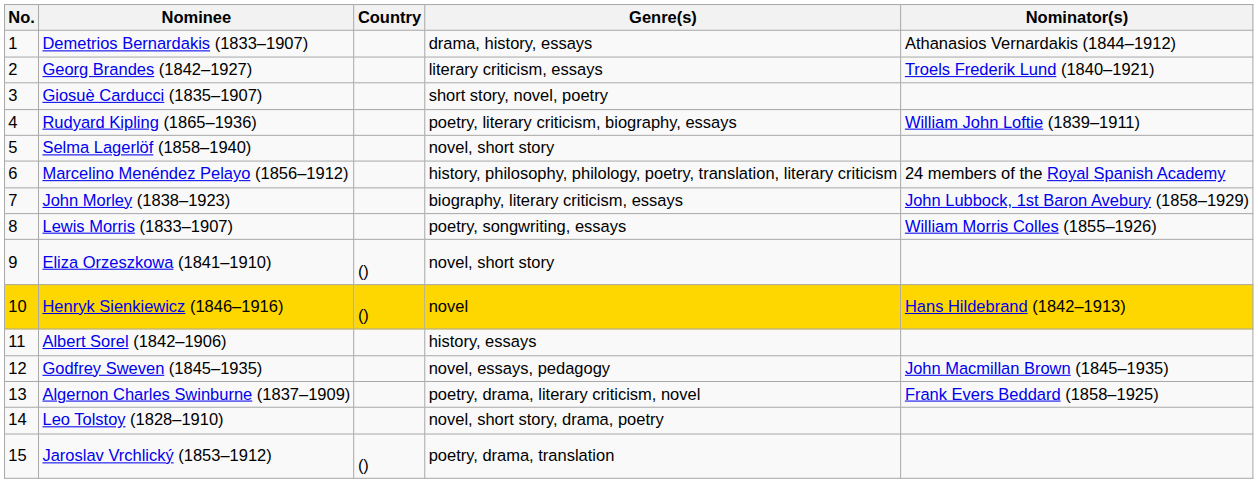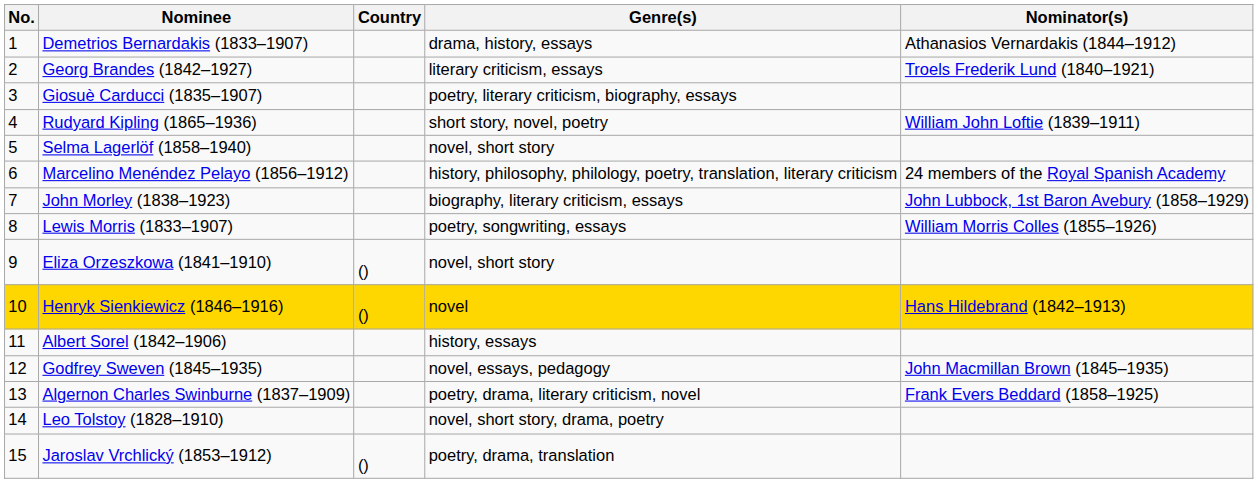(518, 95) short story, novel, poetry -> (583, 95) poetry, literary criticism, biography, essays
(583, 122) poetry, literary criticism, biography, essays -> (518, 122) short story, novel, poetry
